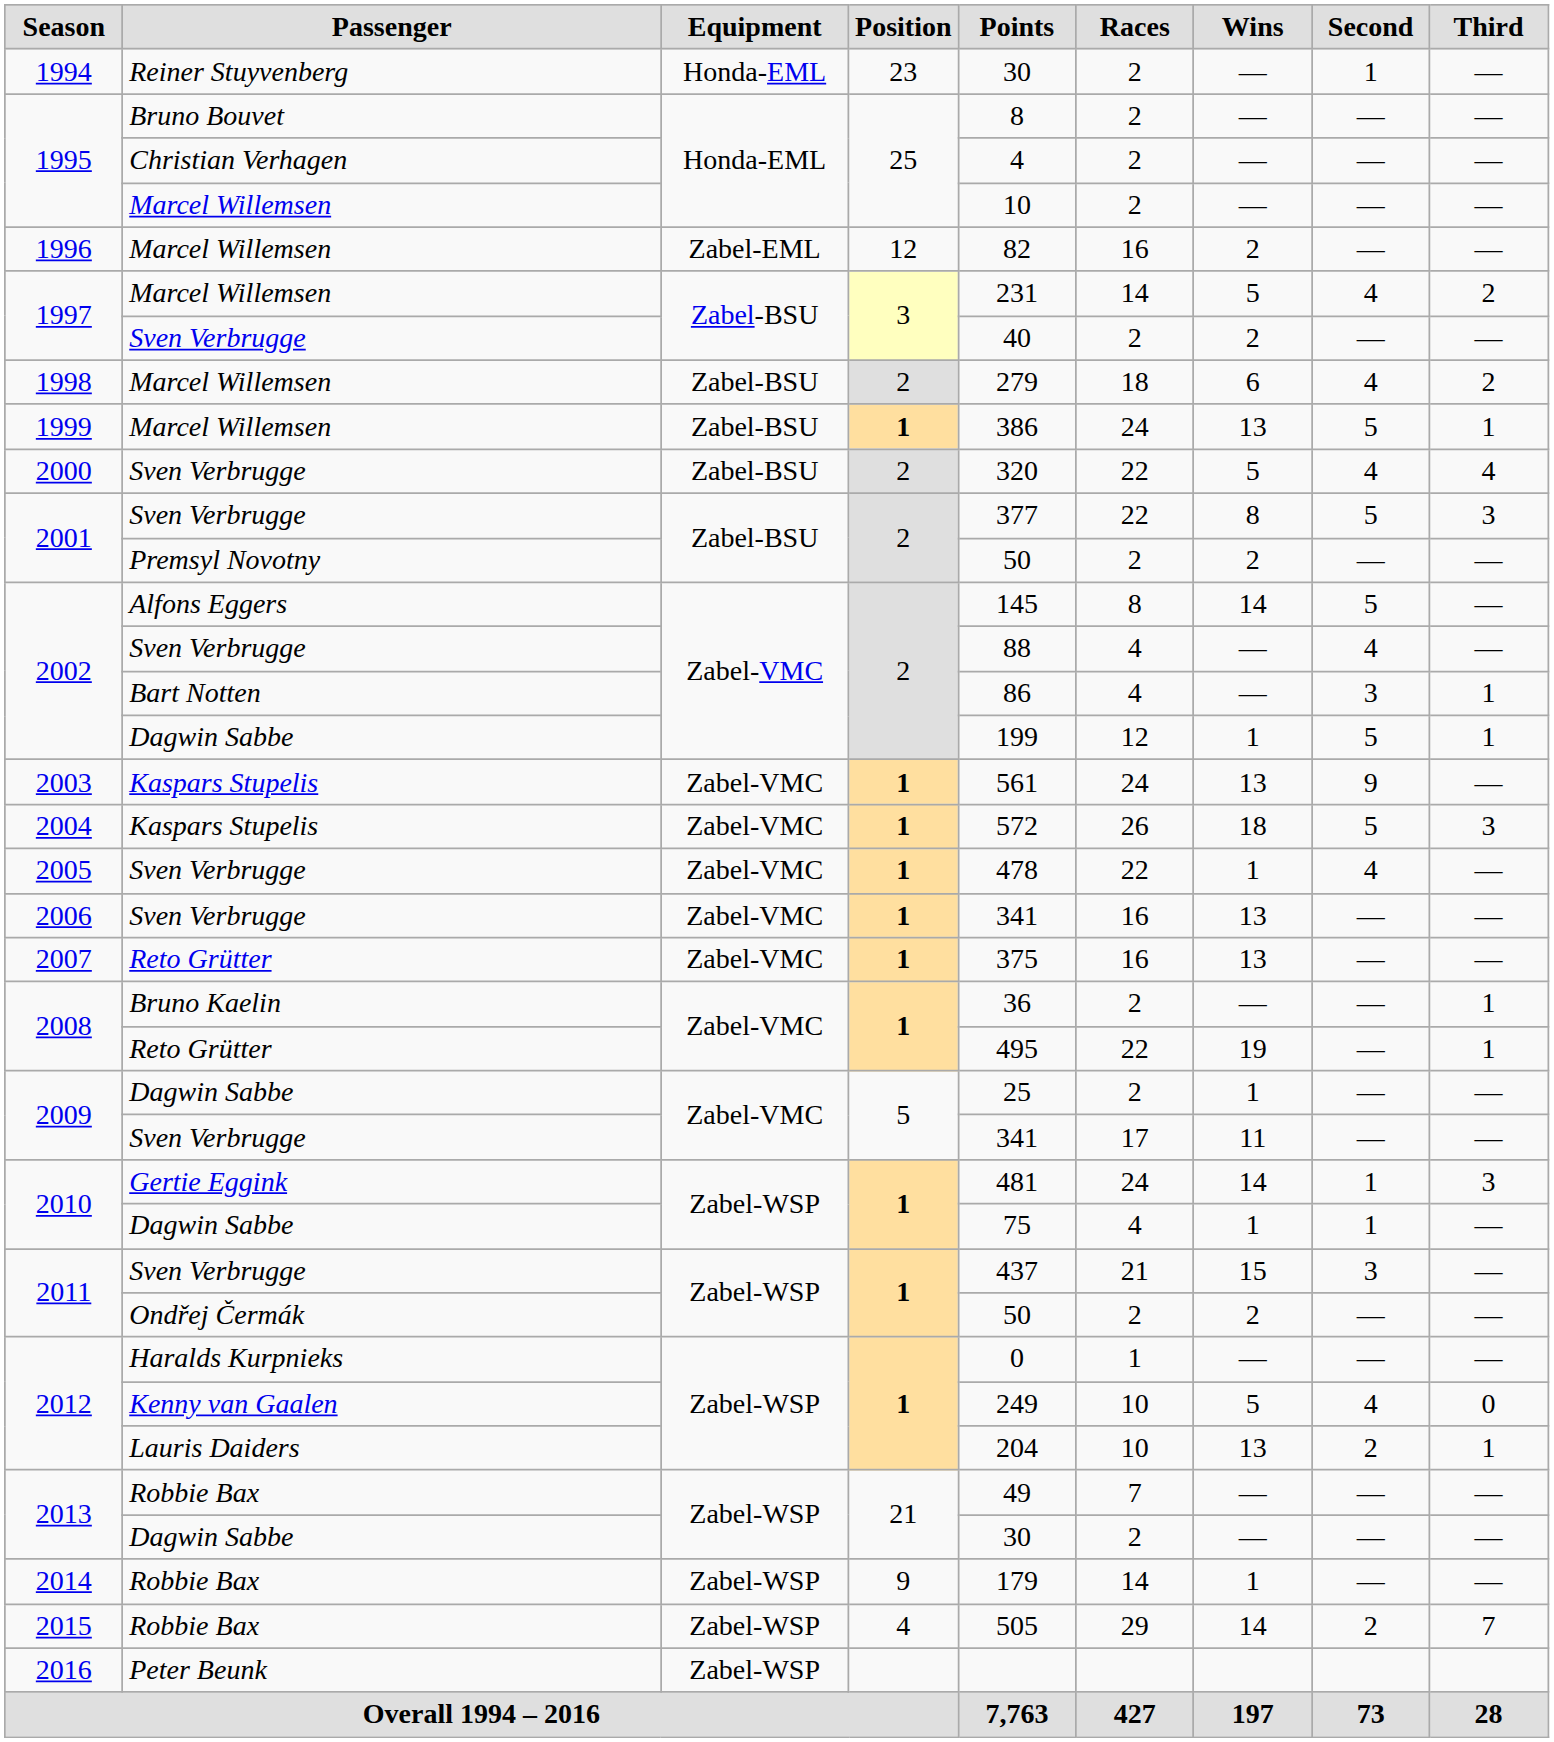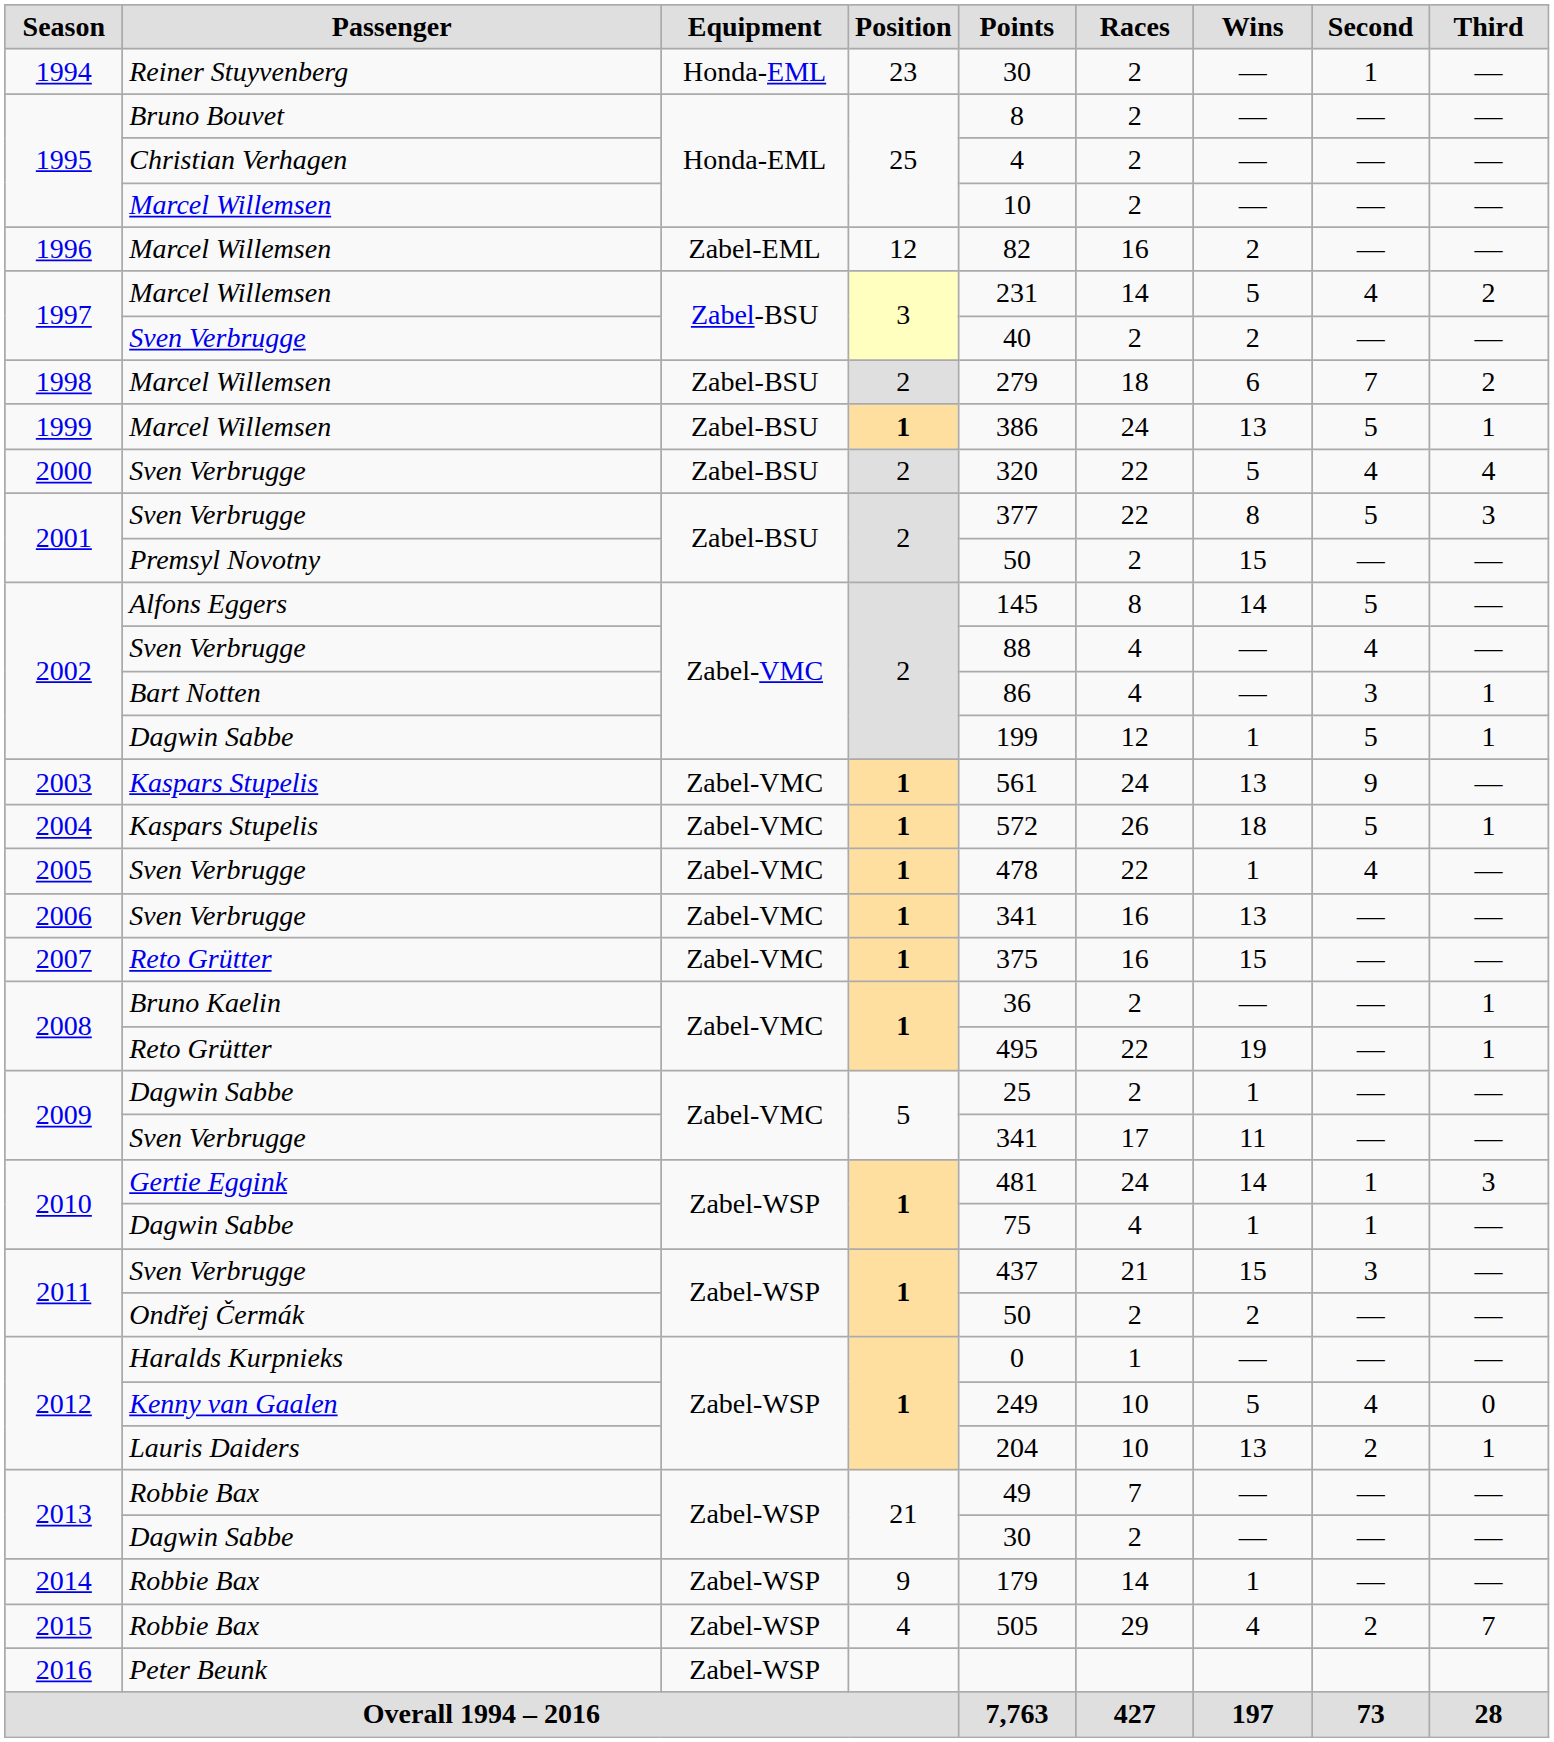(1371, 381) 4 -> (1371, 381) 7
(1253, 559) 2 -> (1253, 559) 15
(1489, 826) 3 -> (1489, 826) 1
(1253, 959) 13 -> (1253, 959) 15
(1253, 1625) 14 -> (1253, 1625) 4
